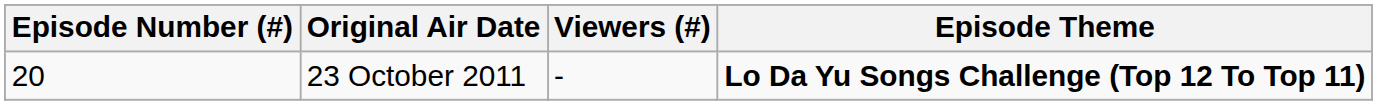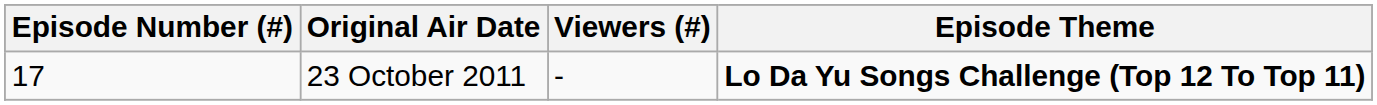(28, 75) 20 -> (28, 75) 17
